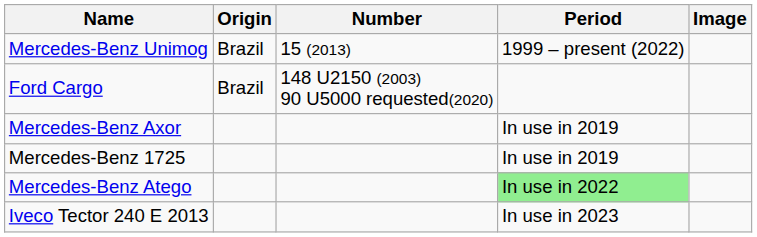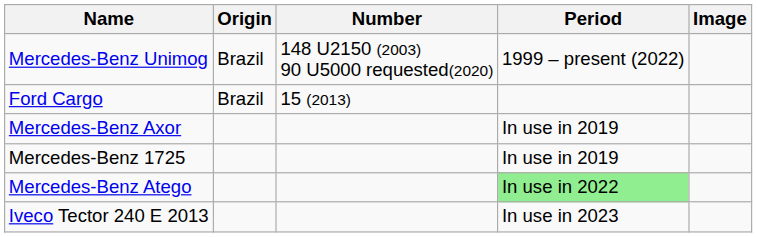(316, 48) 15 (2013) -> (387, 59) 148 U2150 (2003) 90 U5000 requested(2020)
(387, 88) 148 U2150 (2003) 90 U5000 requested(2020) -> (316, 98) 15 (2013)
